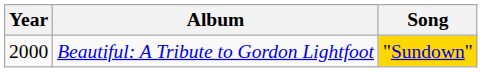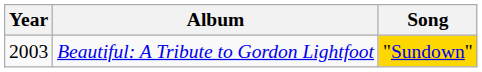(29, 50) 2000 -> (29, 50) 2003
